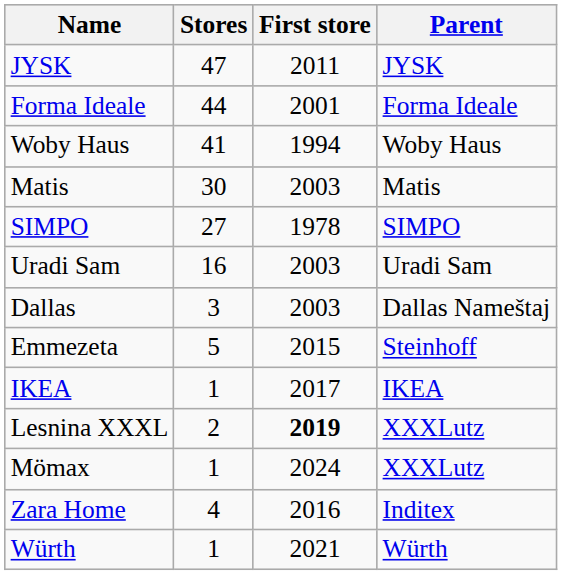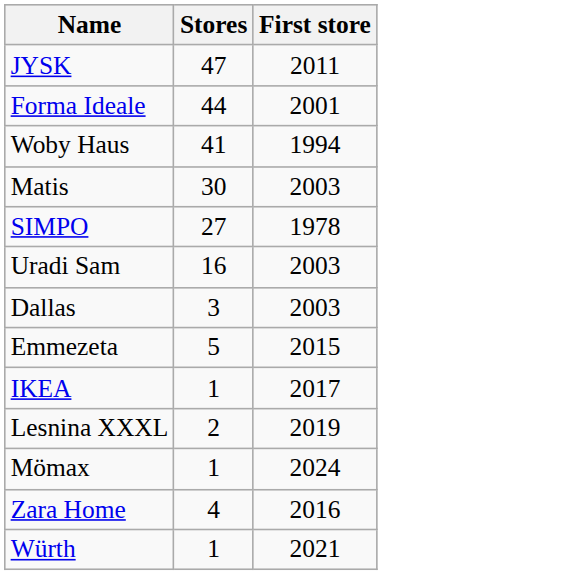- column: (466, 24)
(315, 428) bold -> (315, 428) normal
